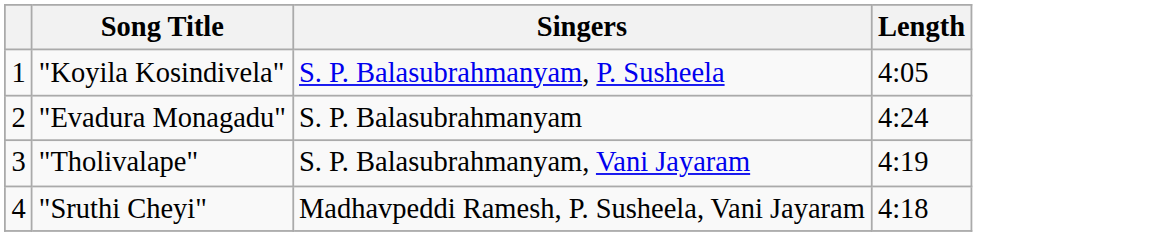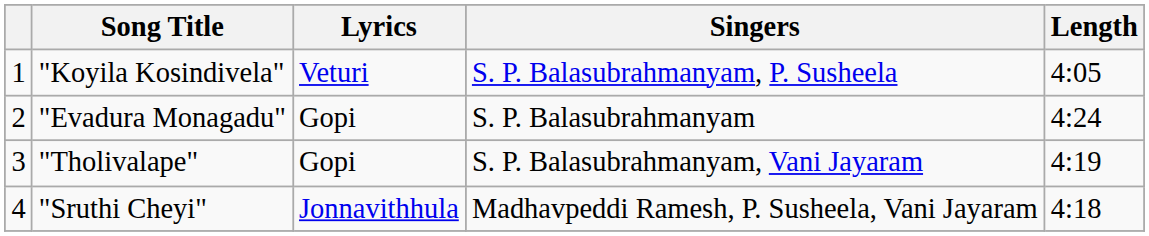+ column: (379, 27)
